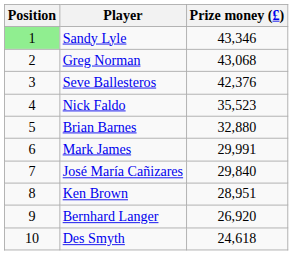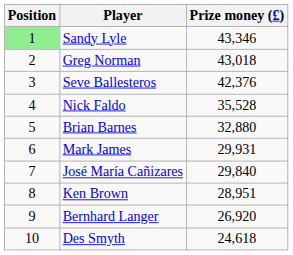(237, 60) 43,068 -> (237, 60) 43,018
(237, 104) 35,523 -> (237, 104) 35,528
(237, 149) 29,991 -> (237, 149) 29,931
